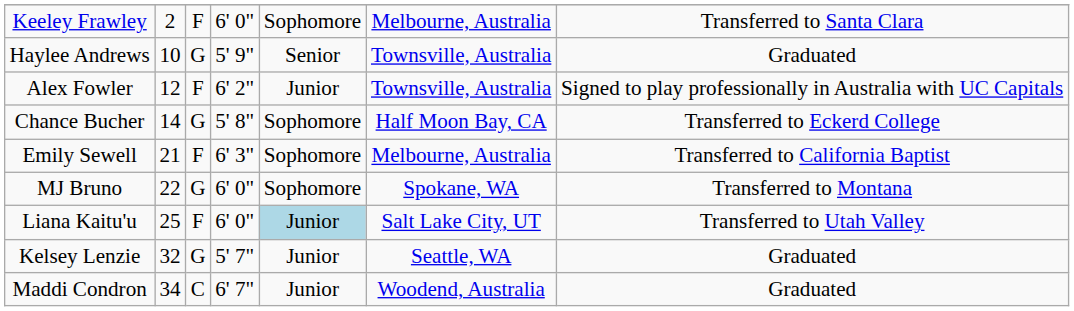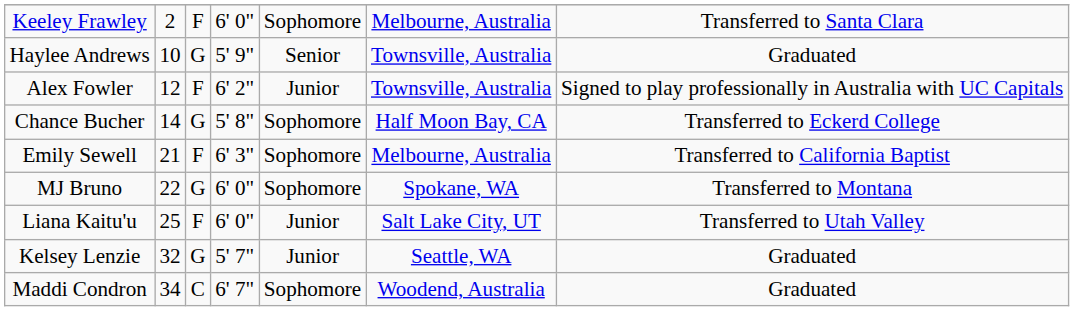(313, 222) lightblue background -> (313, 222) no background
(313, 289) Junior -> (313, 289) Sophomore
